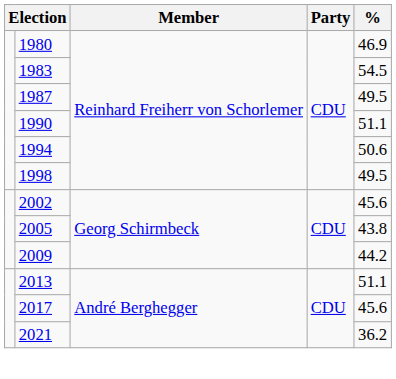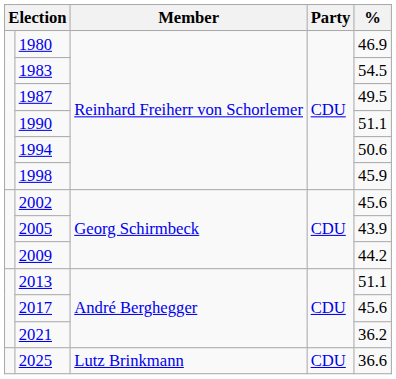(373, 176) 49.5 -> (373, 176) 45.9
(373, 228) 43.8 -> (373, 228) 43.9
+ row: (35, 360)
